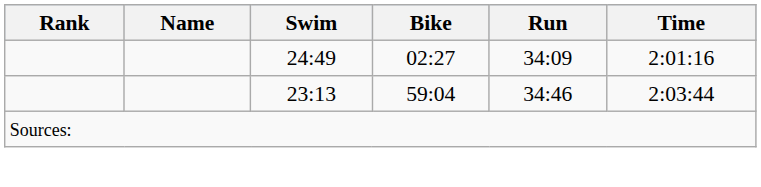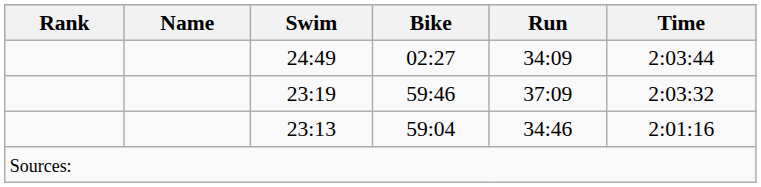(681, 58) 2:01:16 -> (681, 58) 2:03:44
+ row: (311, 93)
(681, 93) 2:03:44 -> (681, 129) 2:01:16
